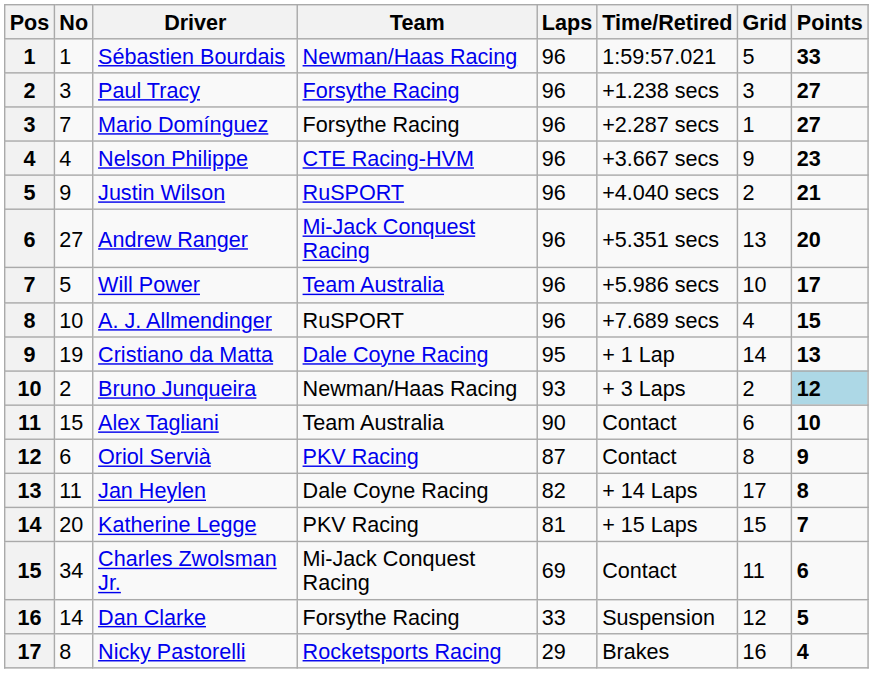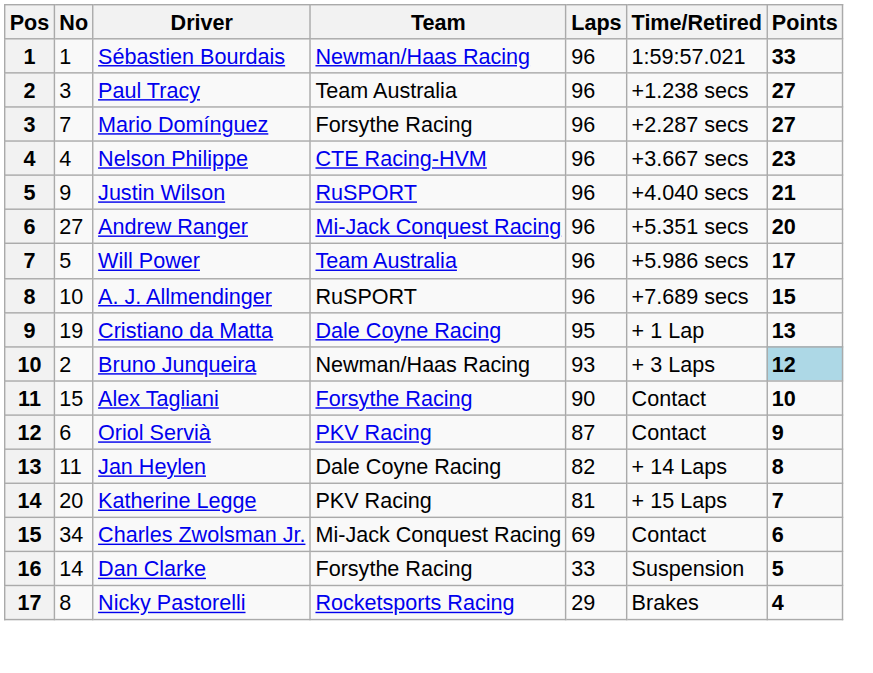- column: (765, 22)
(381, 90) Forsythe Racing -> (386, 90) Team Australia
(373, 422) Team Australia -> (394, 398) Forsythe Racing
